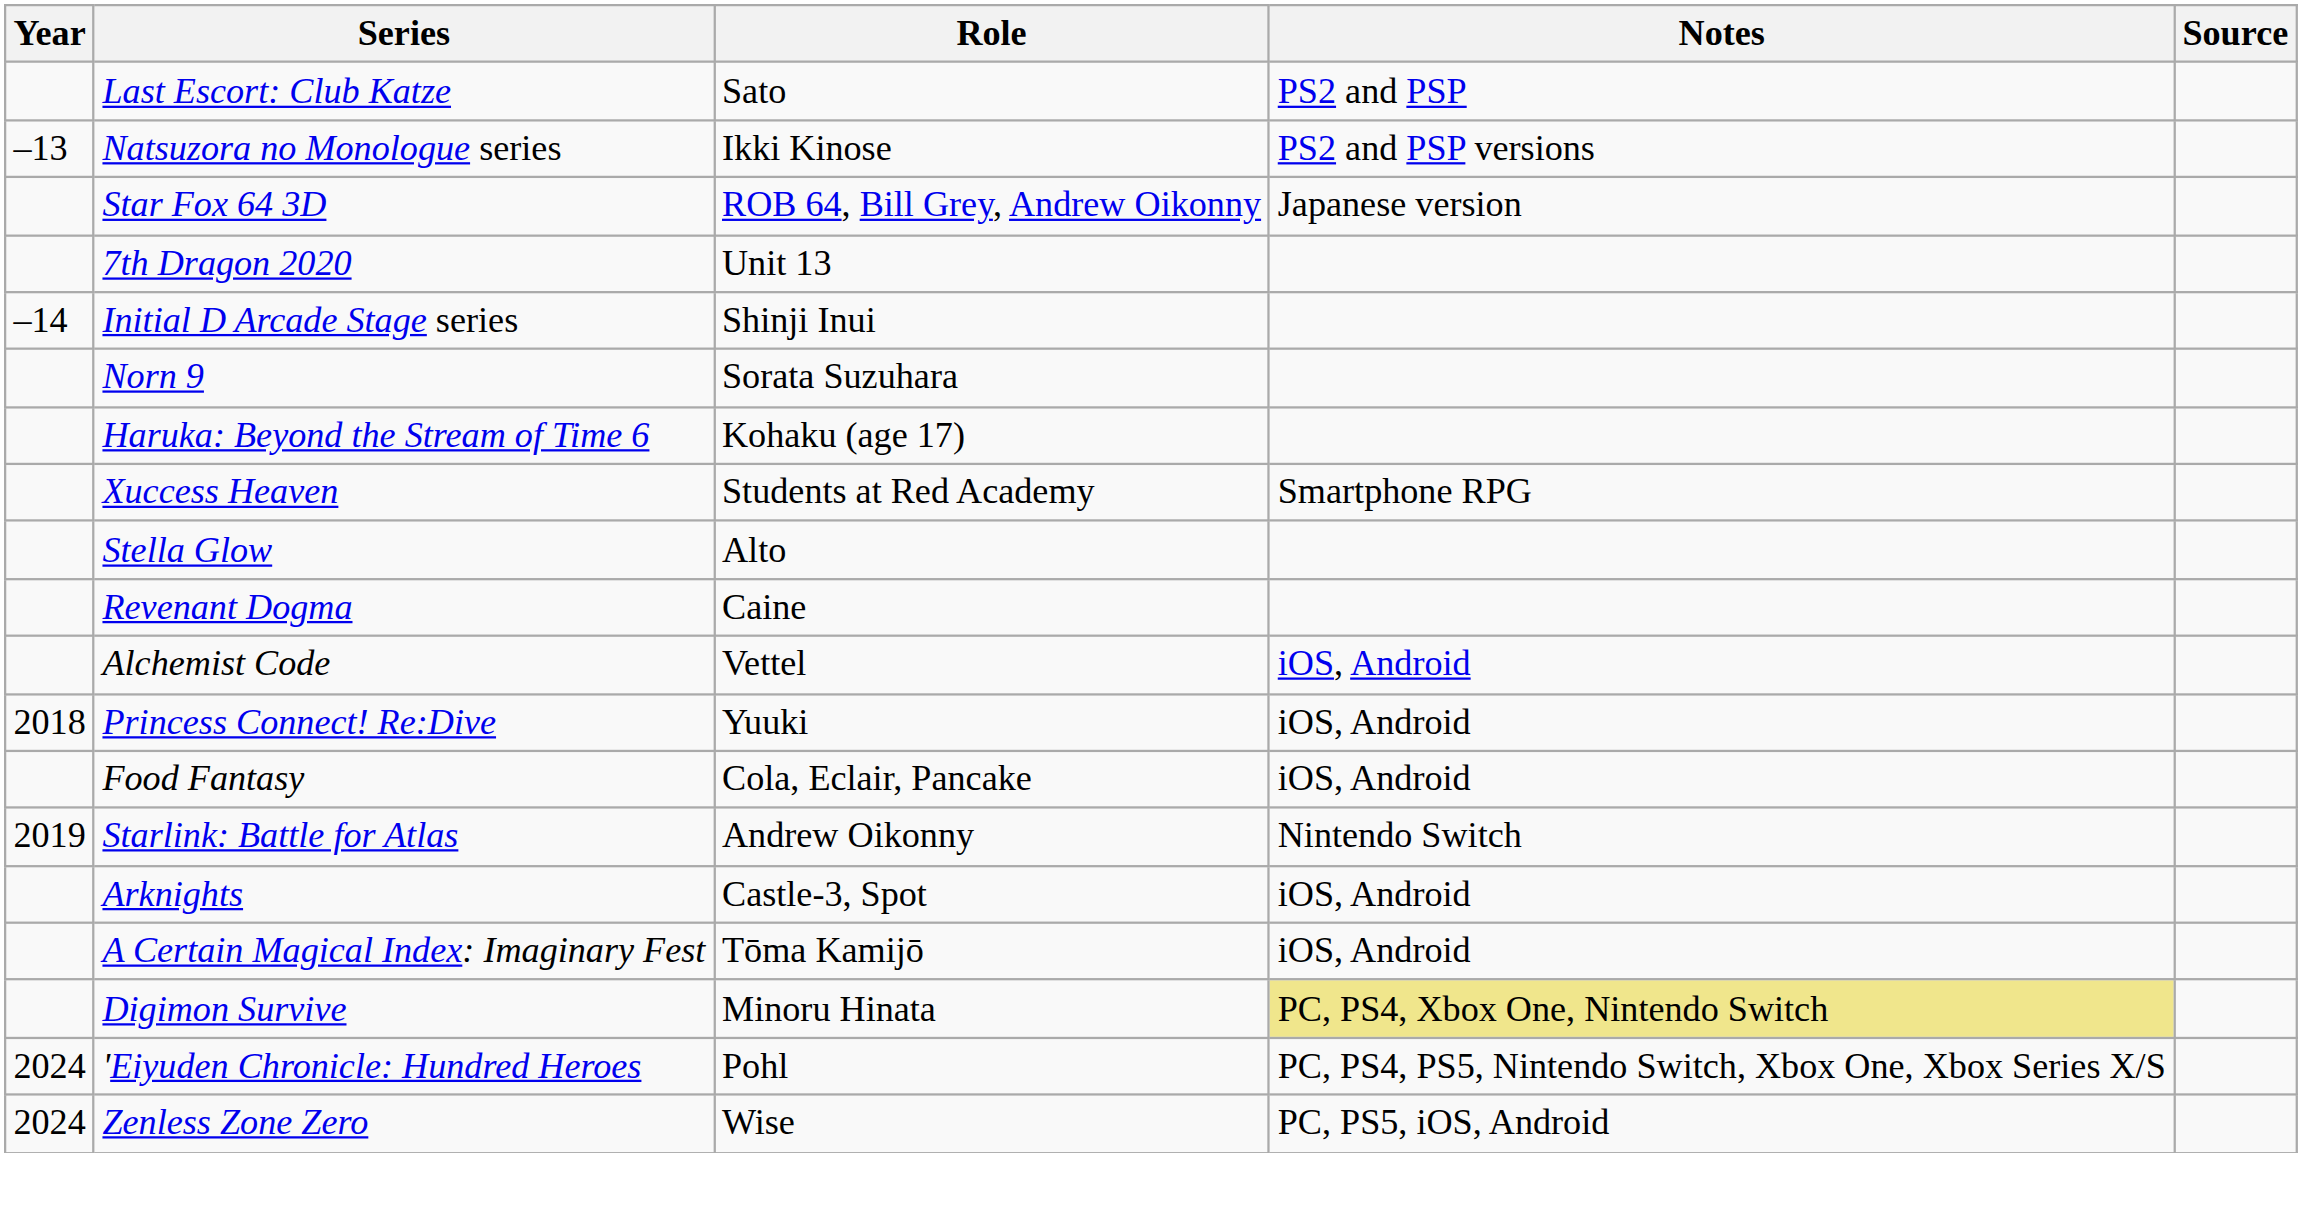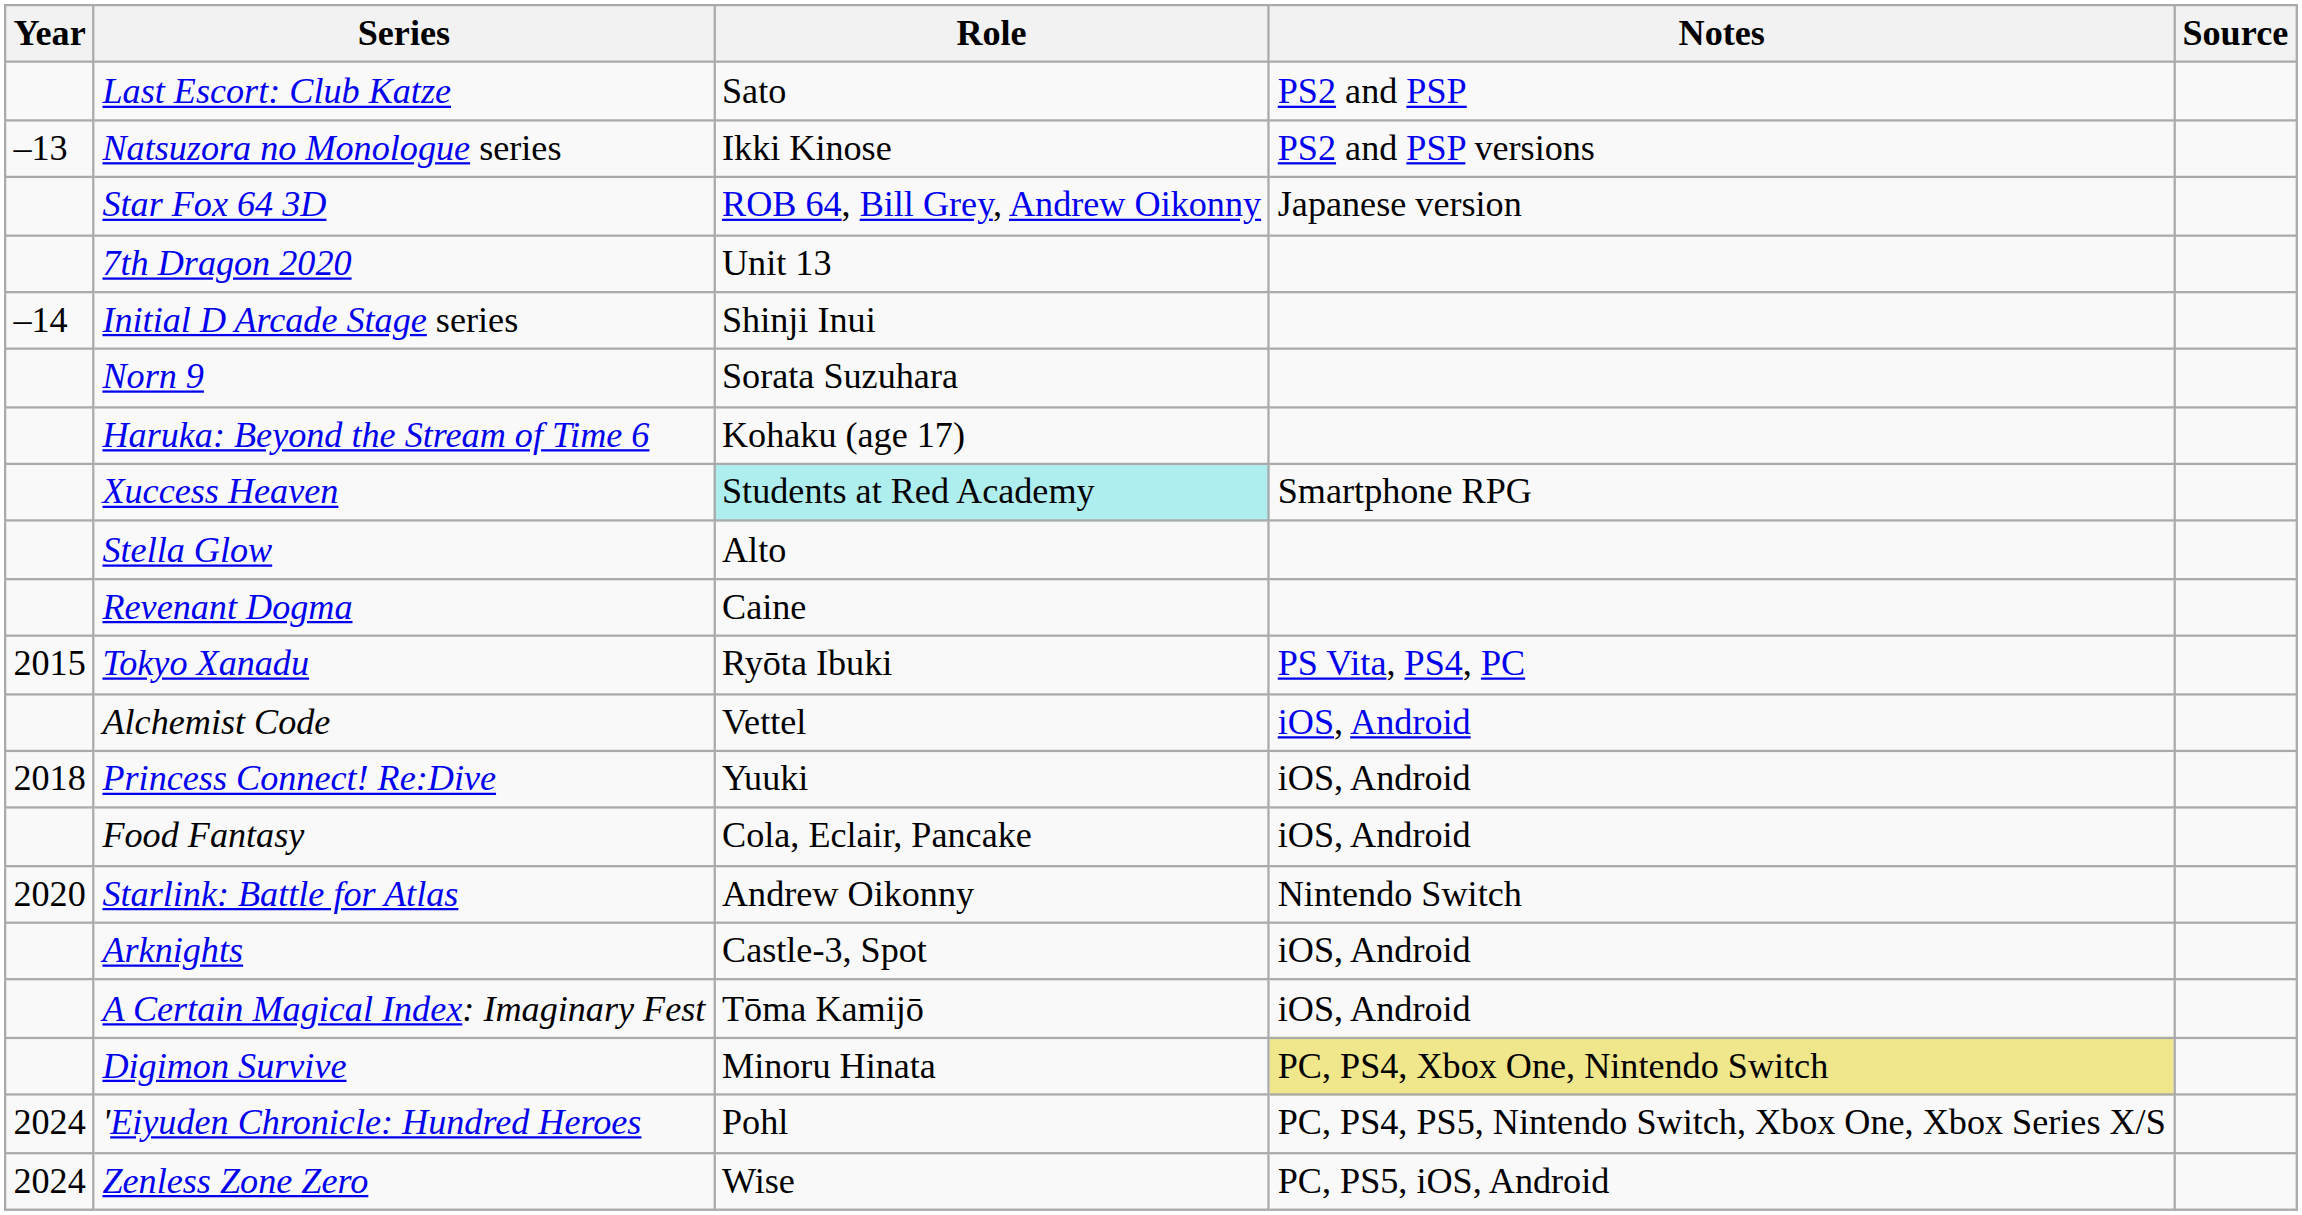(908, 491) no background -> (908, 491) paleturquoise background
+ row: (206, 663)
(50, 836) 2019 -> (50, 893) 2020
